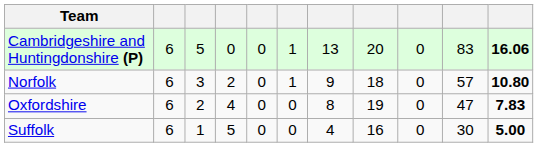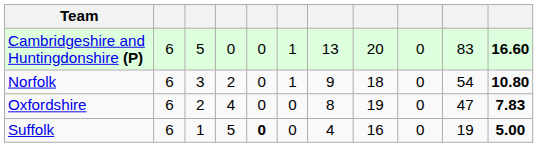(510, 49) 16.06 -> (510, 49) 16.60
(465, 81) 57 -> (465, 81) 54
(262, 130) normal -> (262, 130) bold
(465, 130) 30 -> (465, 130) 19
